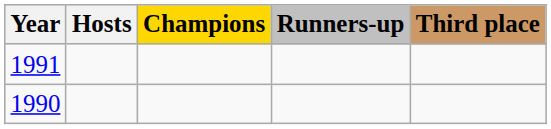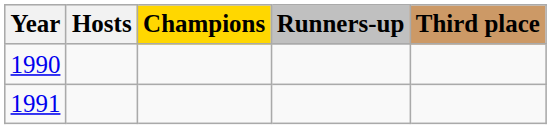rows swapped: (35, 103) <-> (35, 63)
